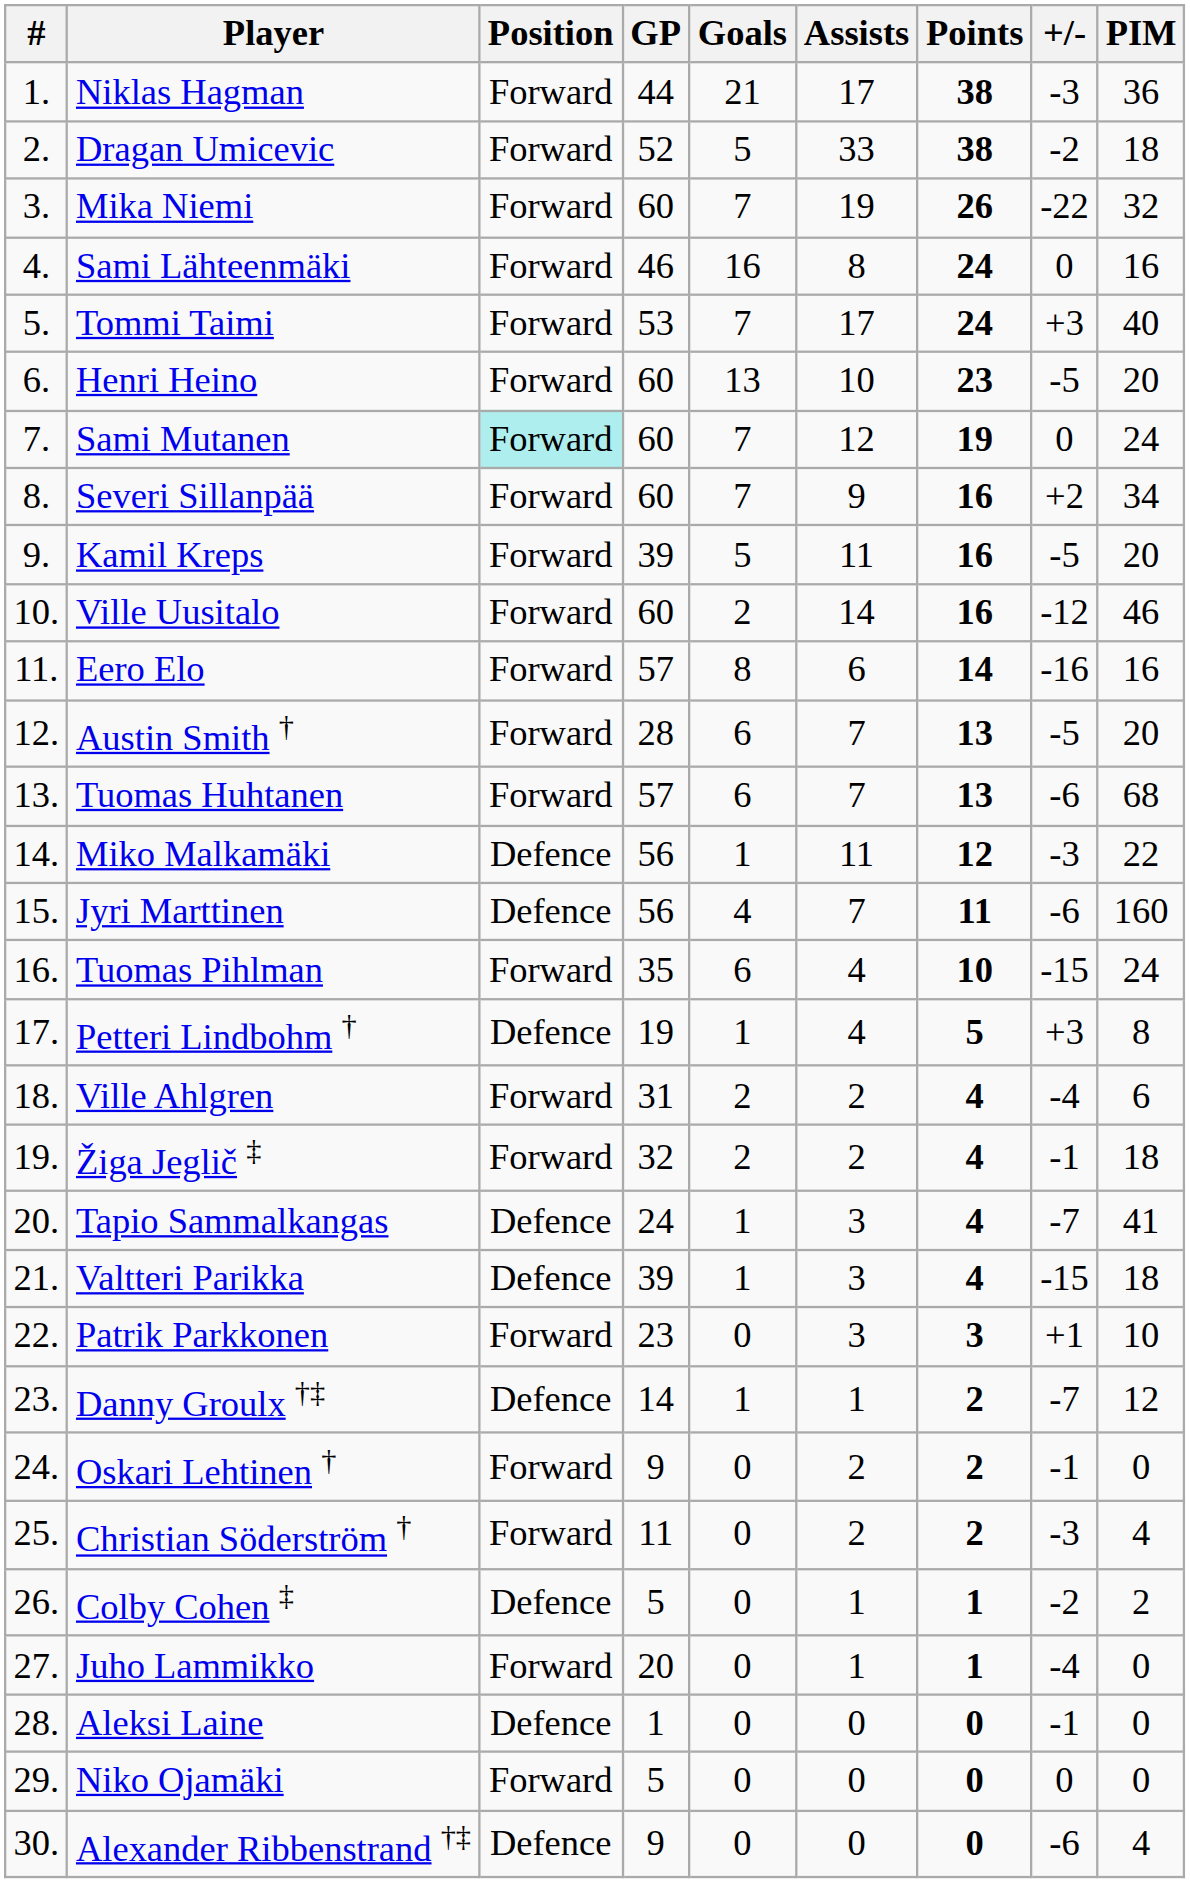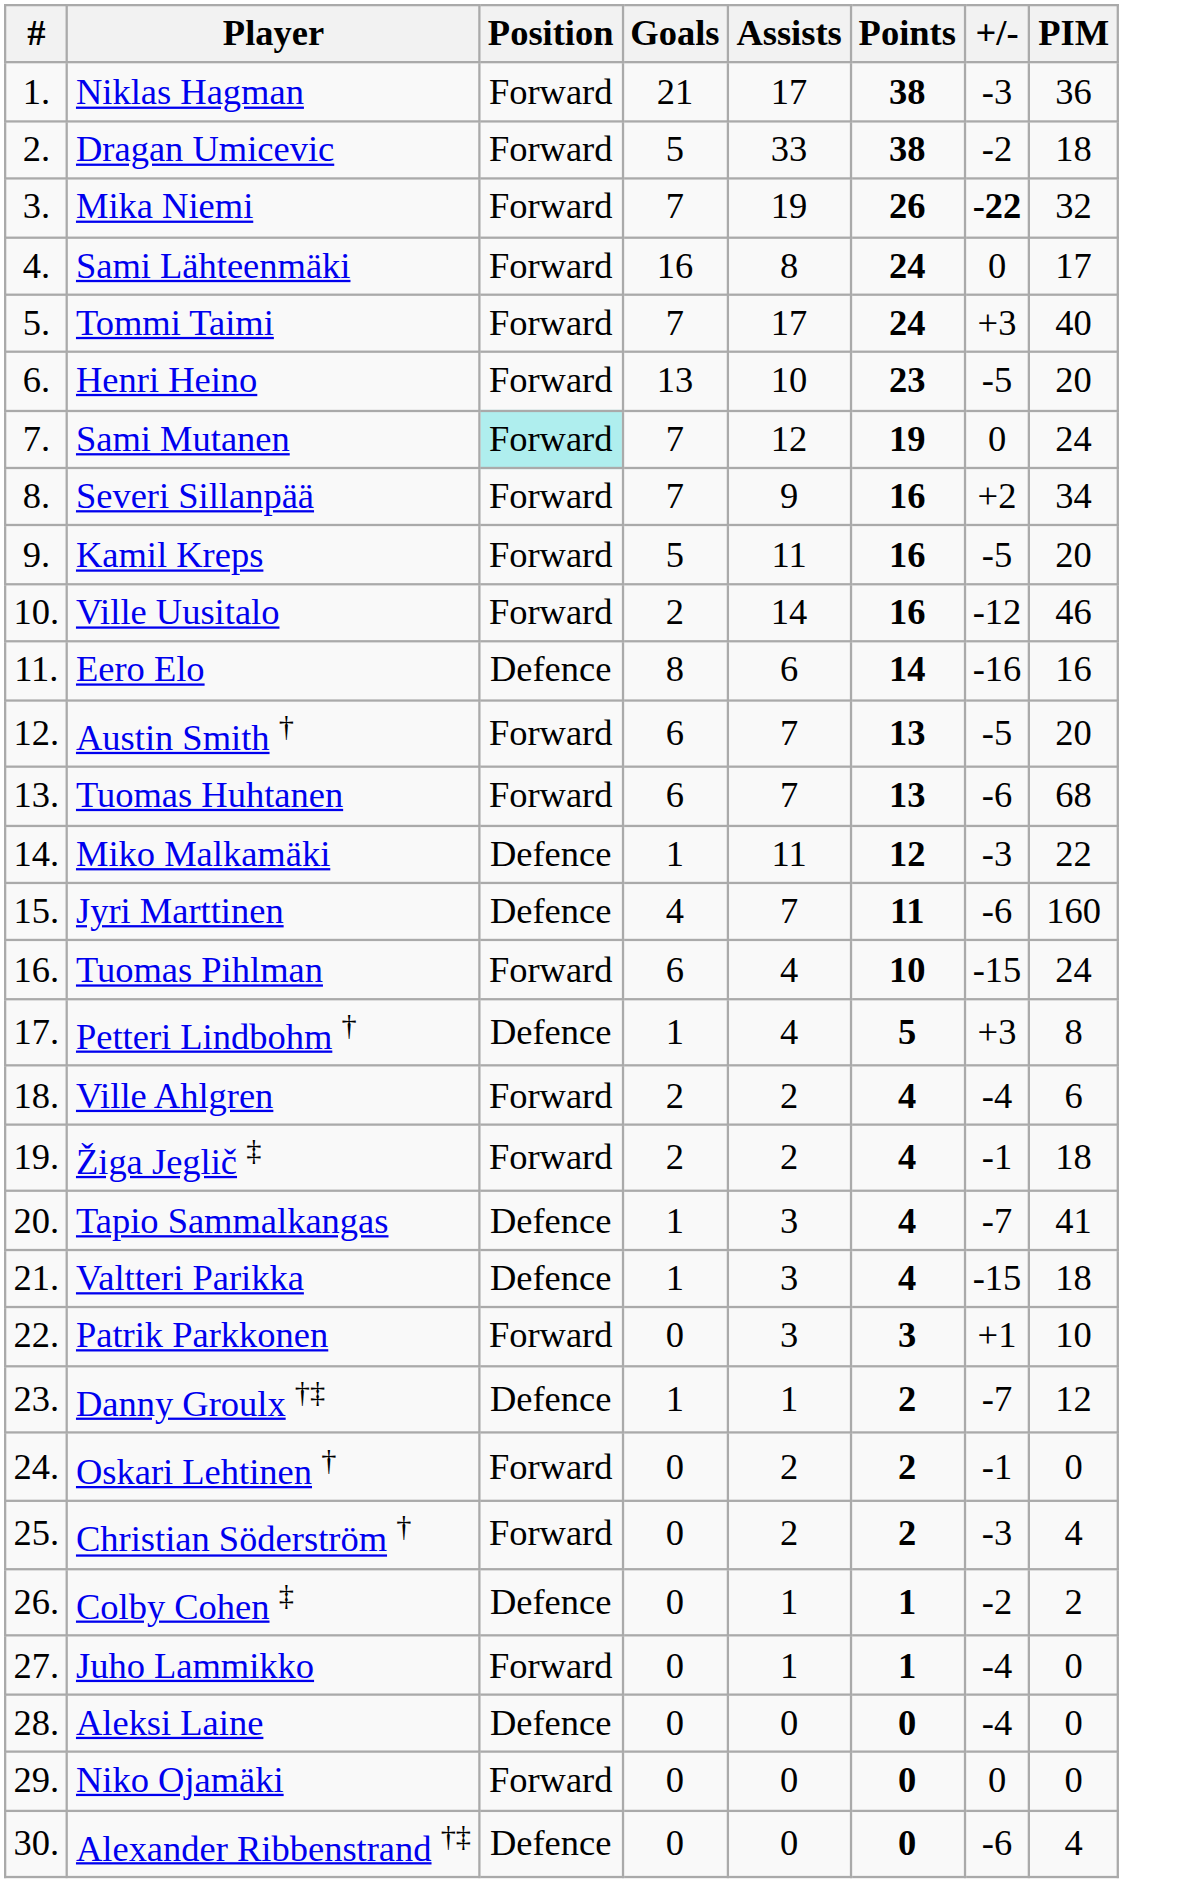- column: (656, 33)
(1065, 206) normal -> (997, 206) bold
(1141, 264) 16 -> (1074, 264) 17
(551, 669) Forward -> (551, 669) Defence
(1065, 1722) -1 -> (997, 1722) -4
